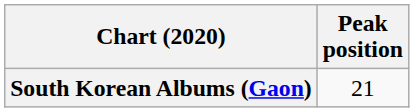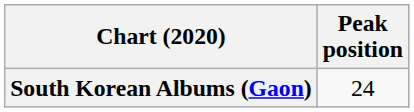(363, 87) 21 -> (363, 87) 24
